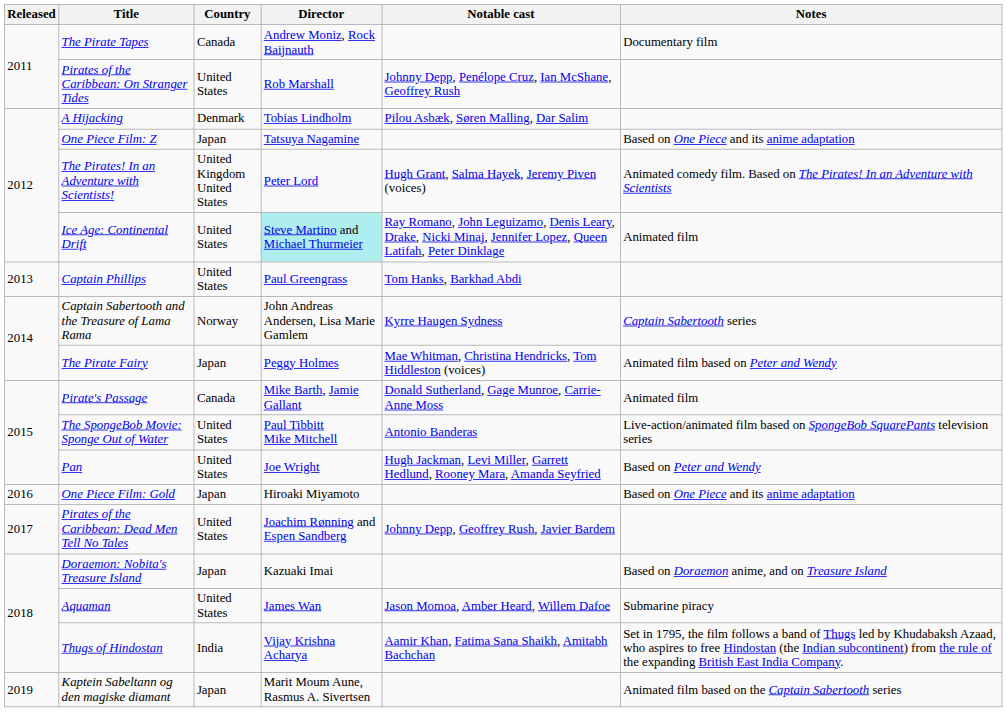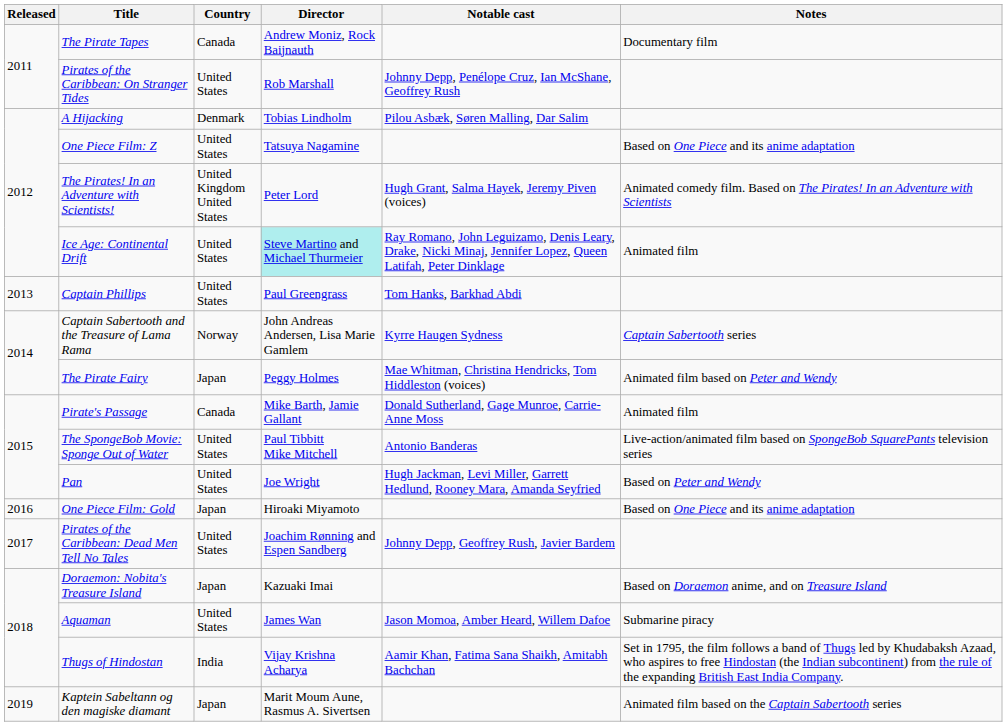(211, 139) Japan -> (214, 146) United States
